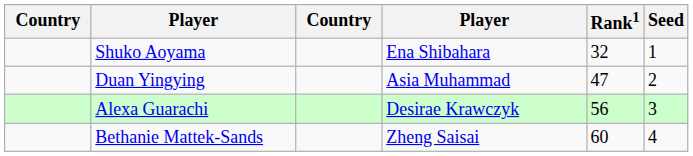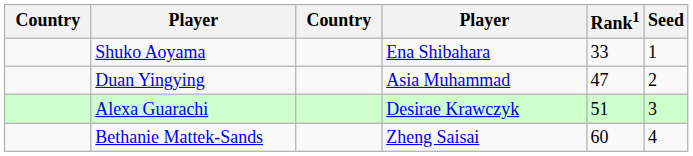(599, 51) 32 -> (599, 51) 33
(599, 108) 56 -> (599, 108) 51
